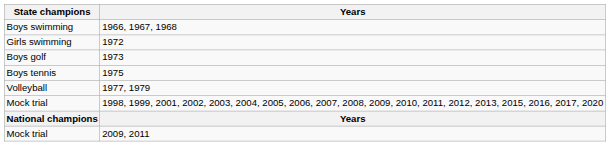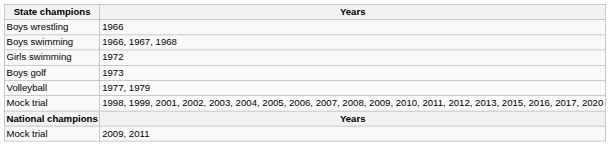+ row: (113, 27)
- row: (113, 73)
